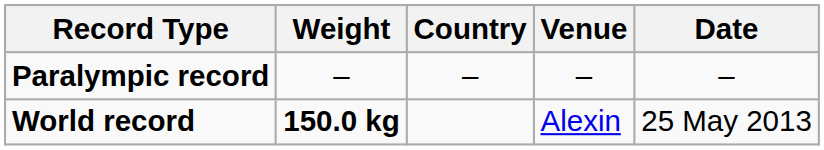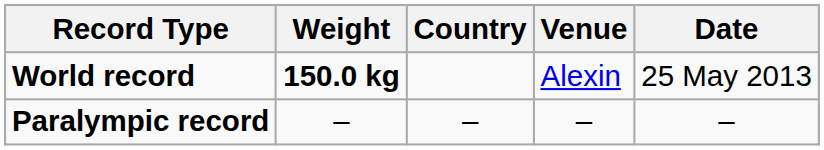rows swapped: (103, 122) <-> (141, 75)
